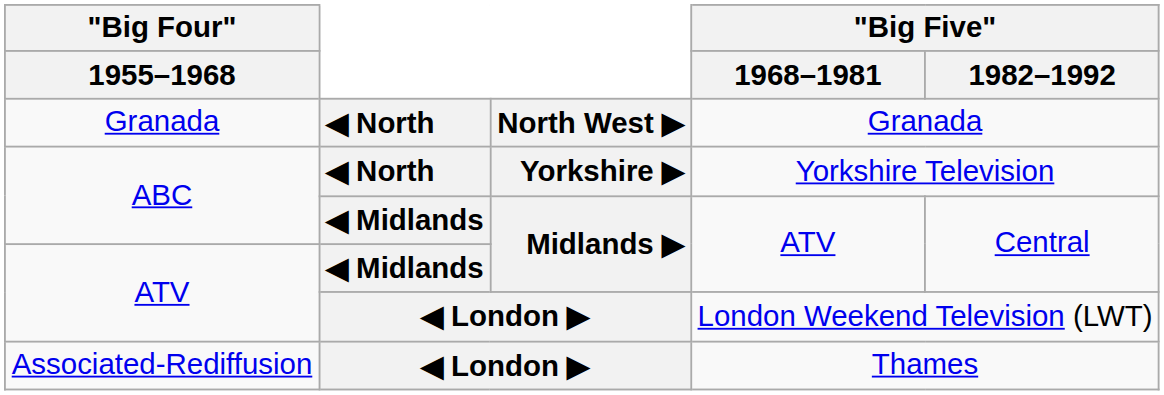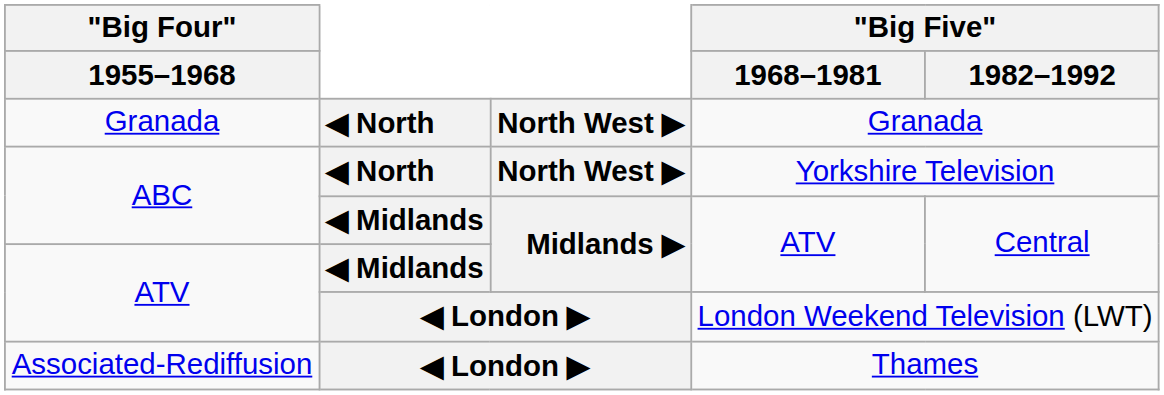(602, 171) Yorkshire ▶ -> (591, 171) North West ▶
